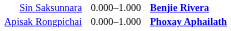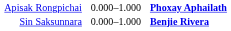rows swapped: (51, 8) <-> (43, 22)
